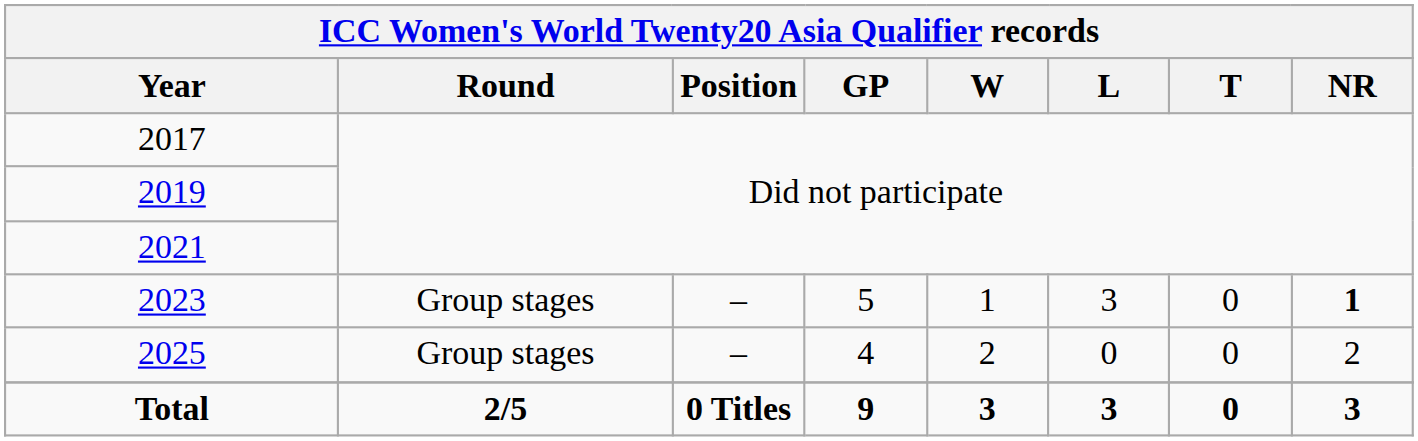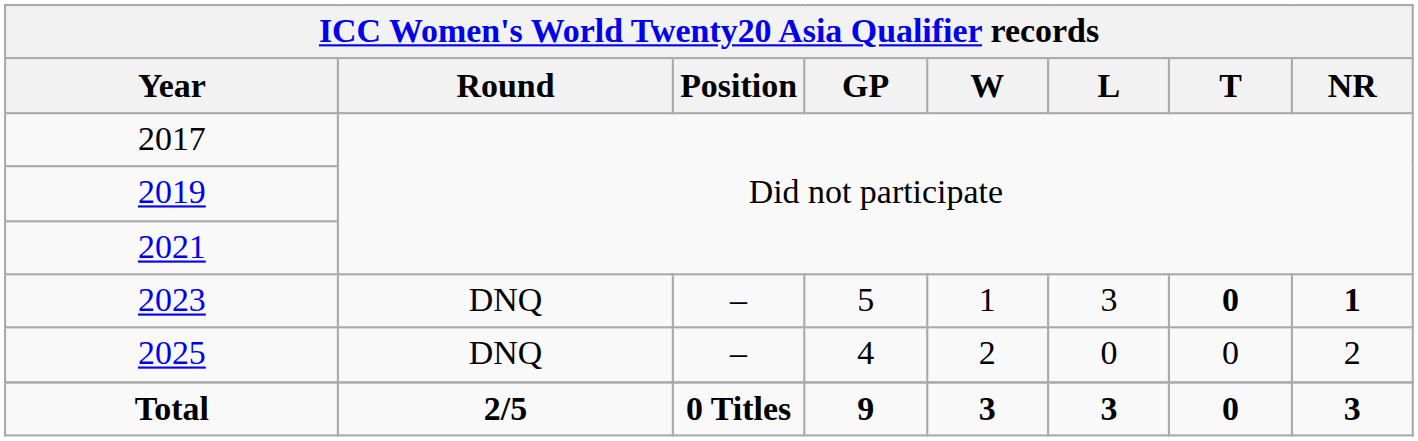(505, 300) Group stages -> (505, 300) DNQ
(1231, 300) normal -> (1231, 300) bold
(505, 354) Group stages -> (505, 354) DNQ
